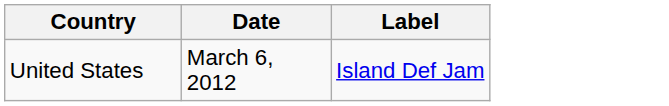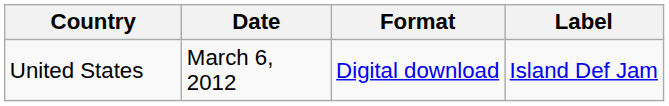+ column: (418, 22)
